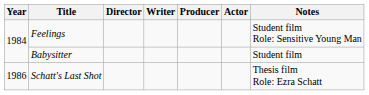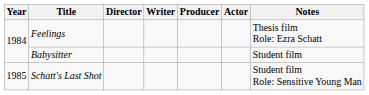(307, 33) Student film Role: Sensitive Young Man -> (287, 33) Thesis film Role: Ezra Schatt
(17, 76) 1986 -> (17, 76) 1985
(287, 76) Thesis film Role: Ezra Schatt -> (307, 76) Student film Role: Sensitive Young Man
